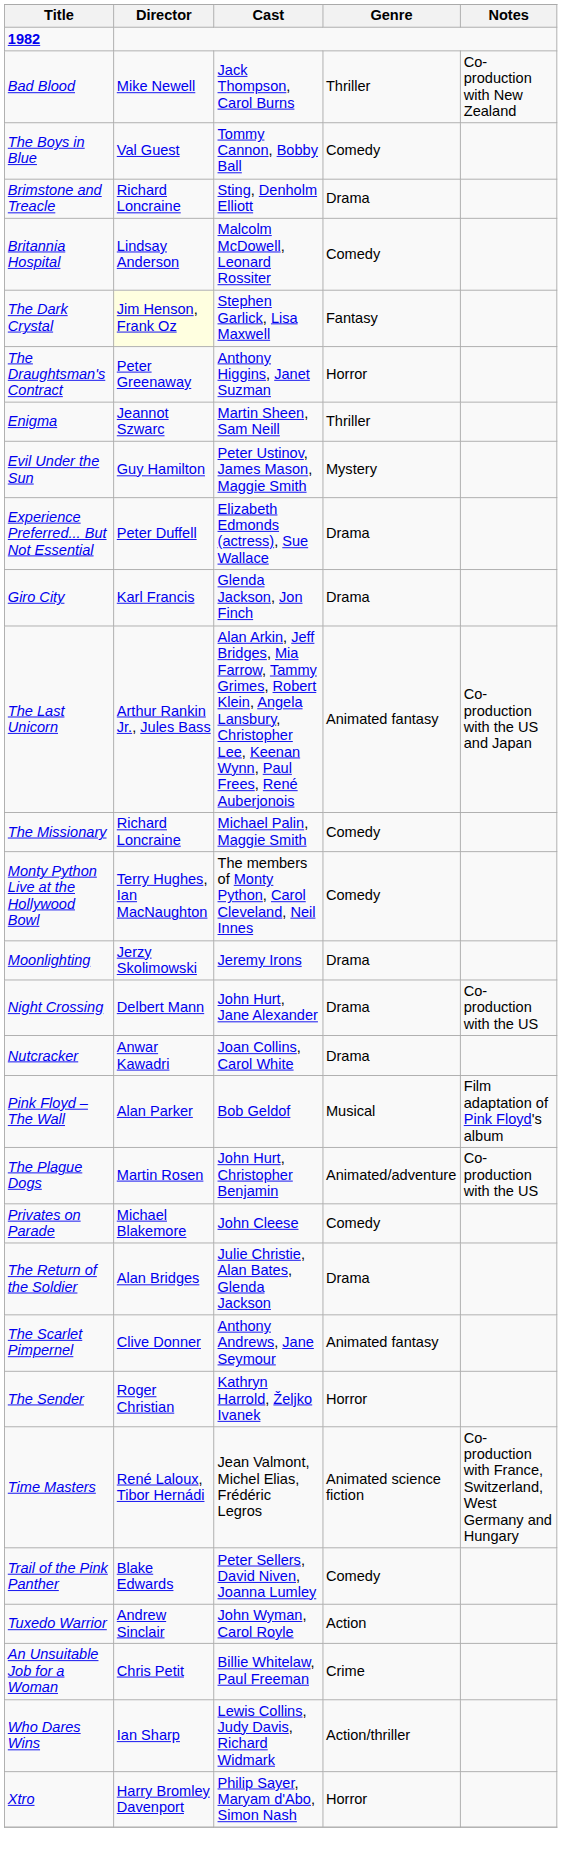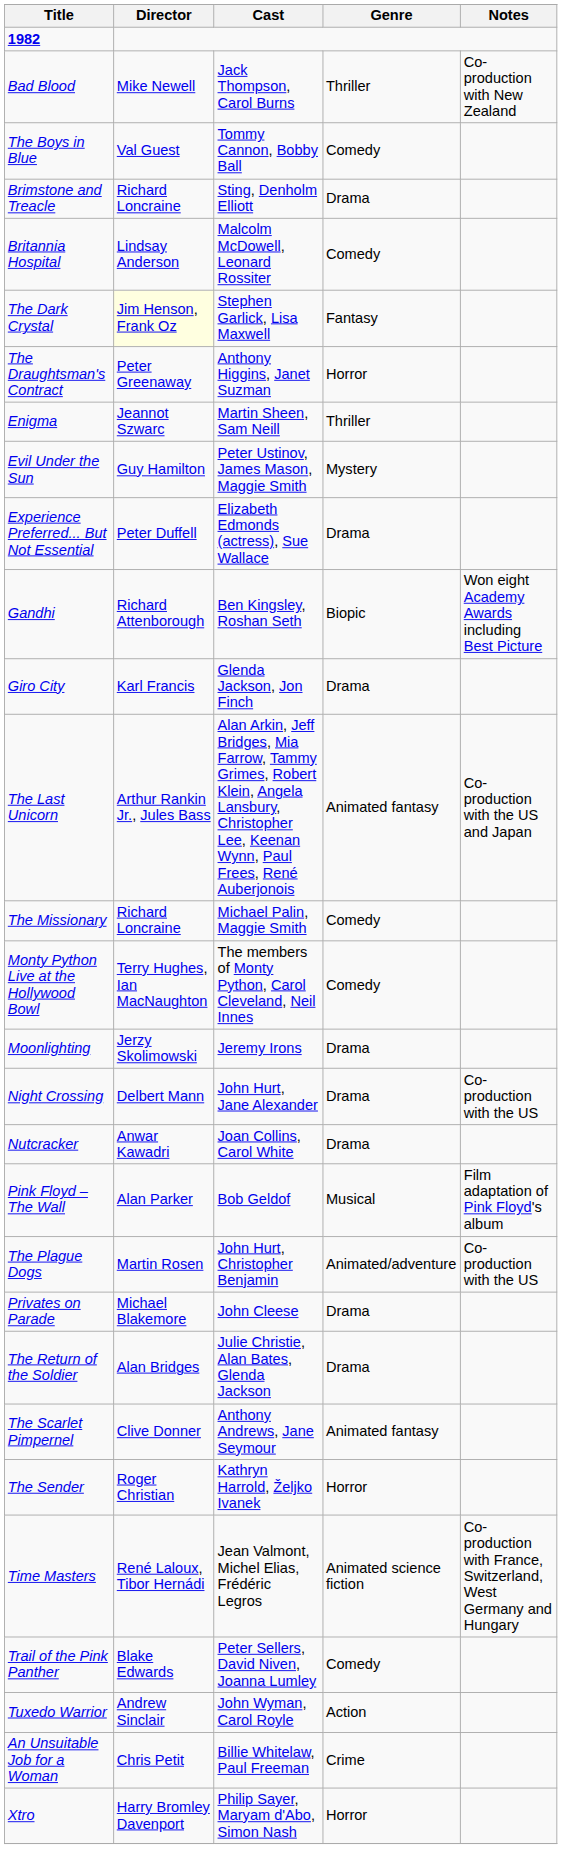+ row: (31, 614)
(353, 1223) Comedy -> (348, 1311) Drama
- row: (44, 1735)
